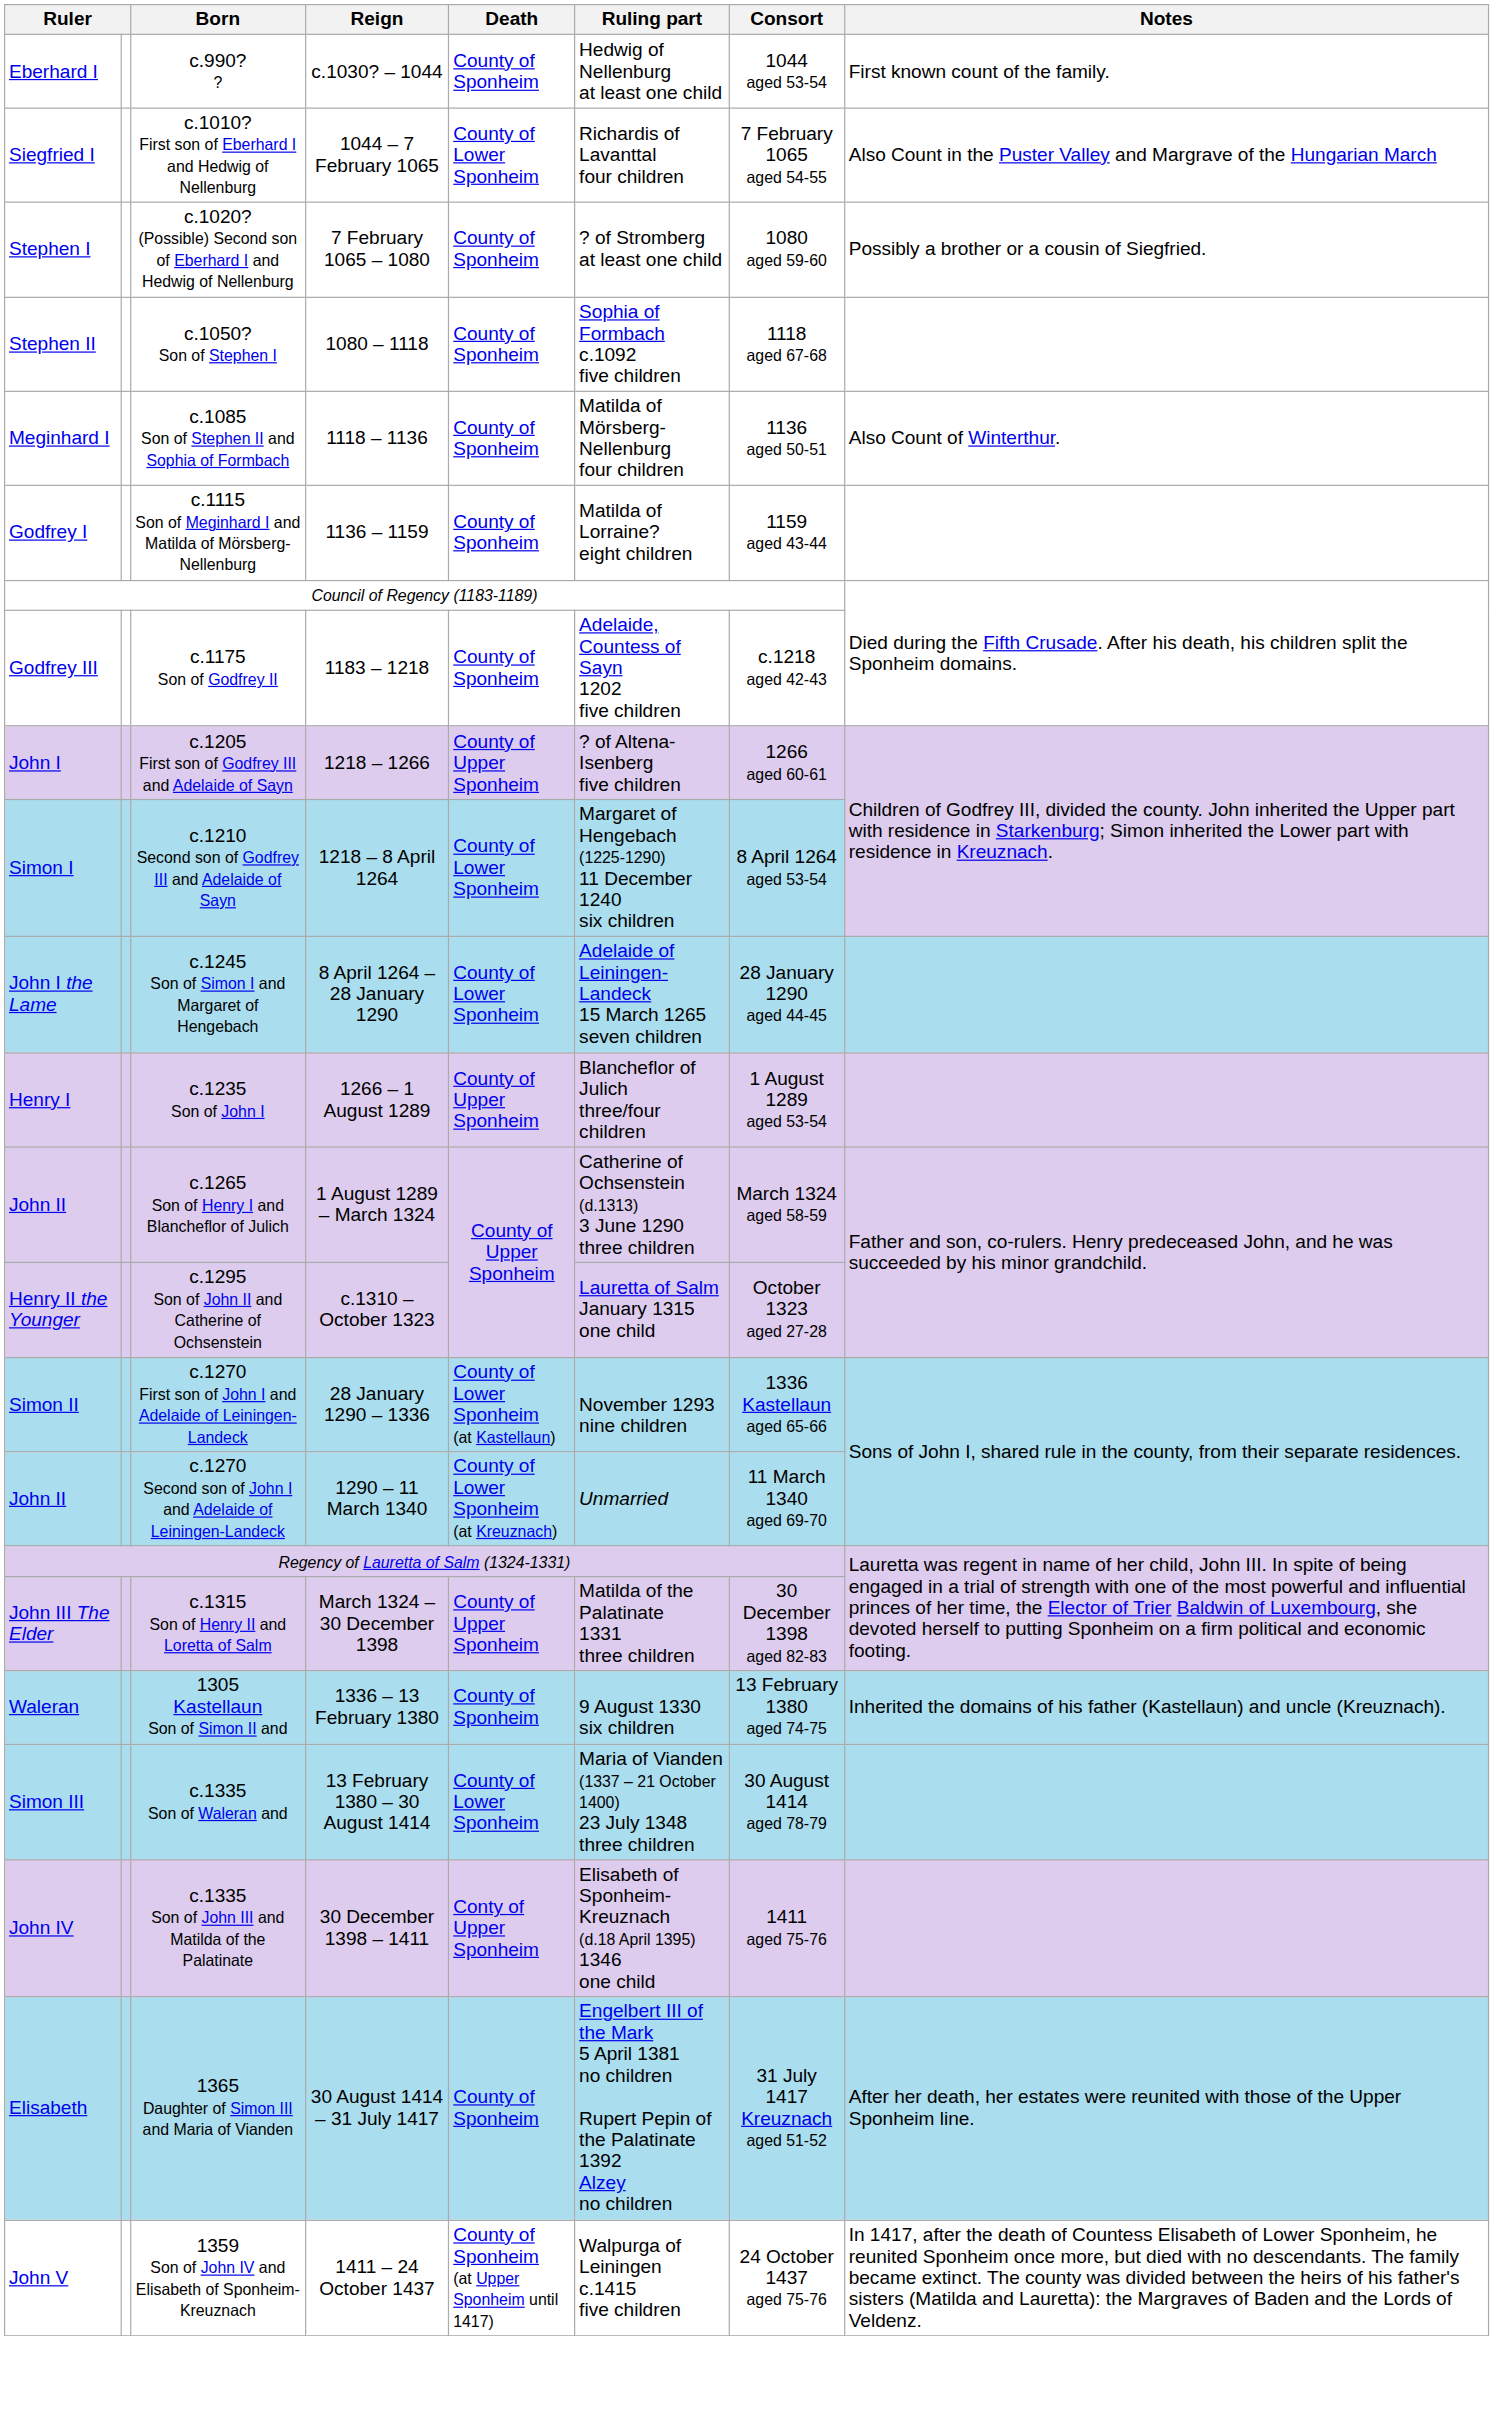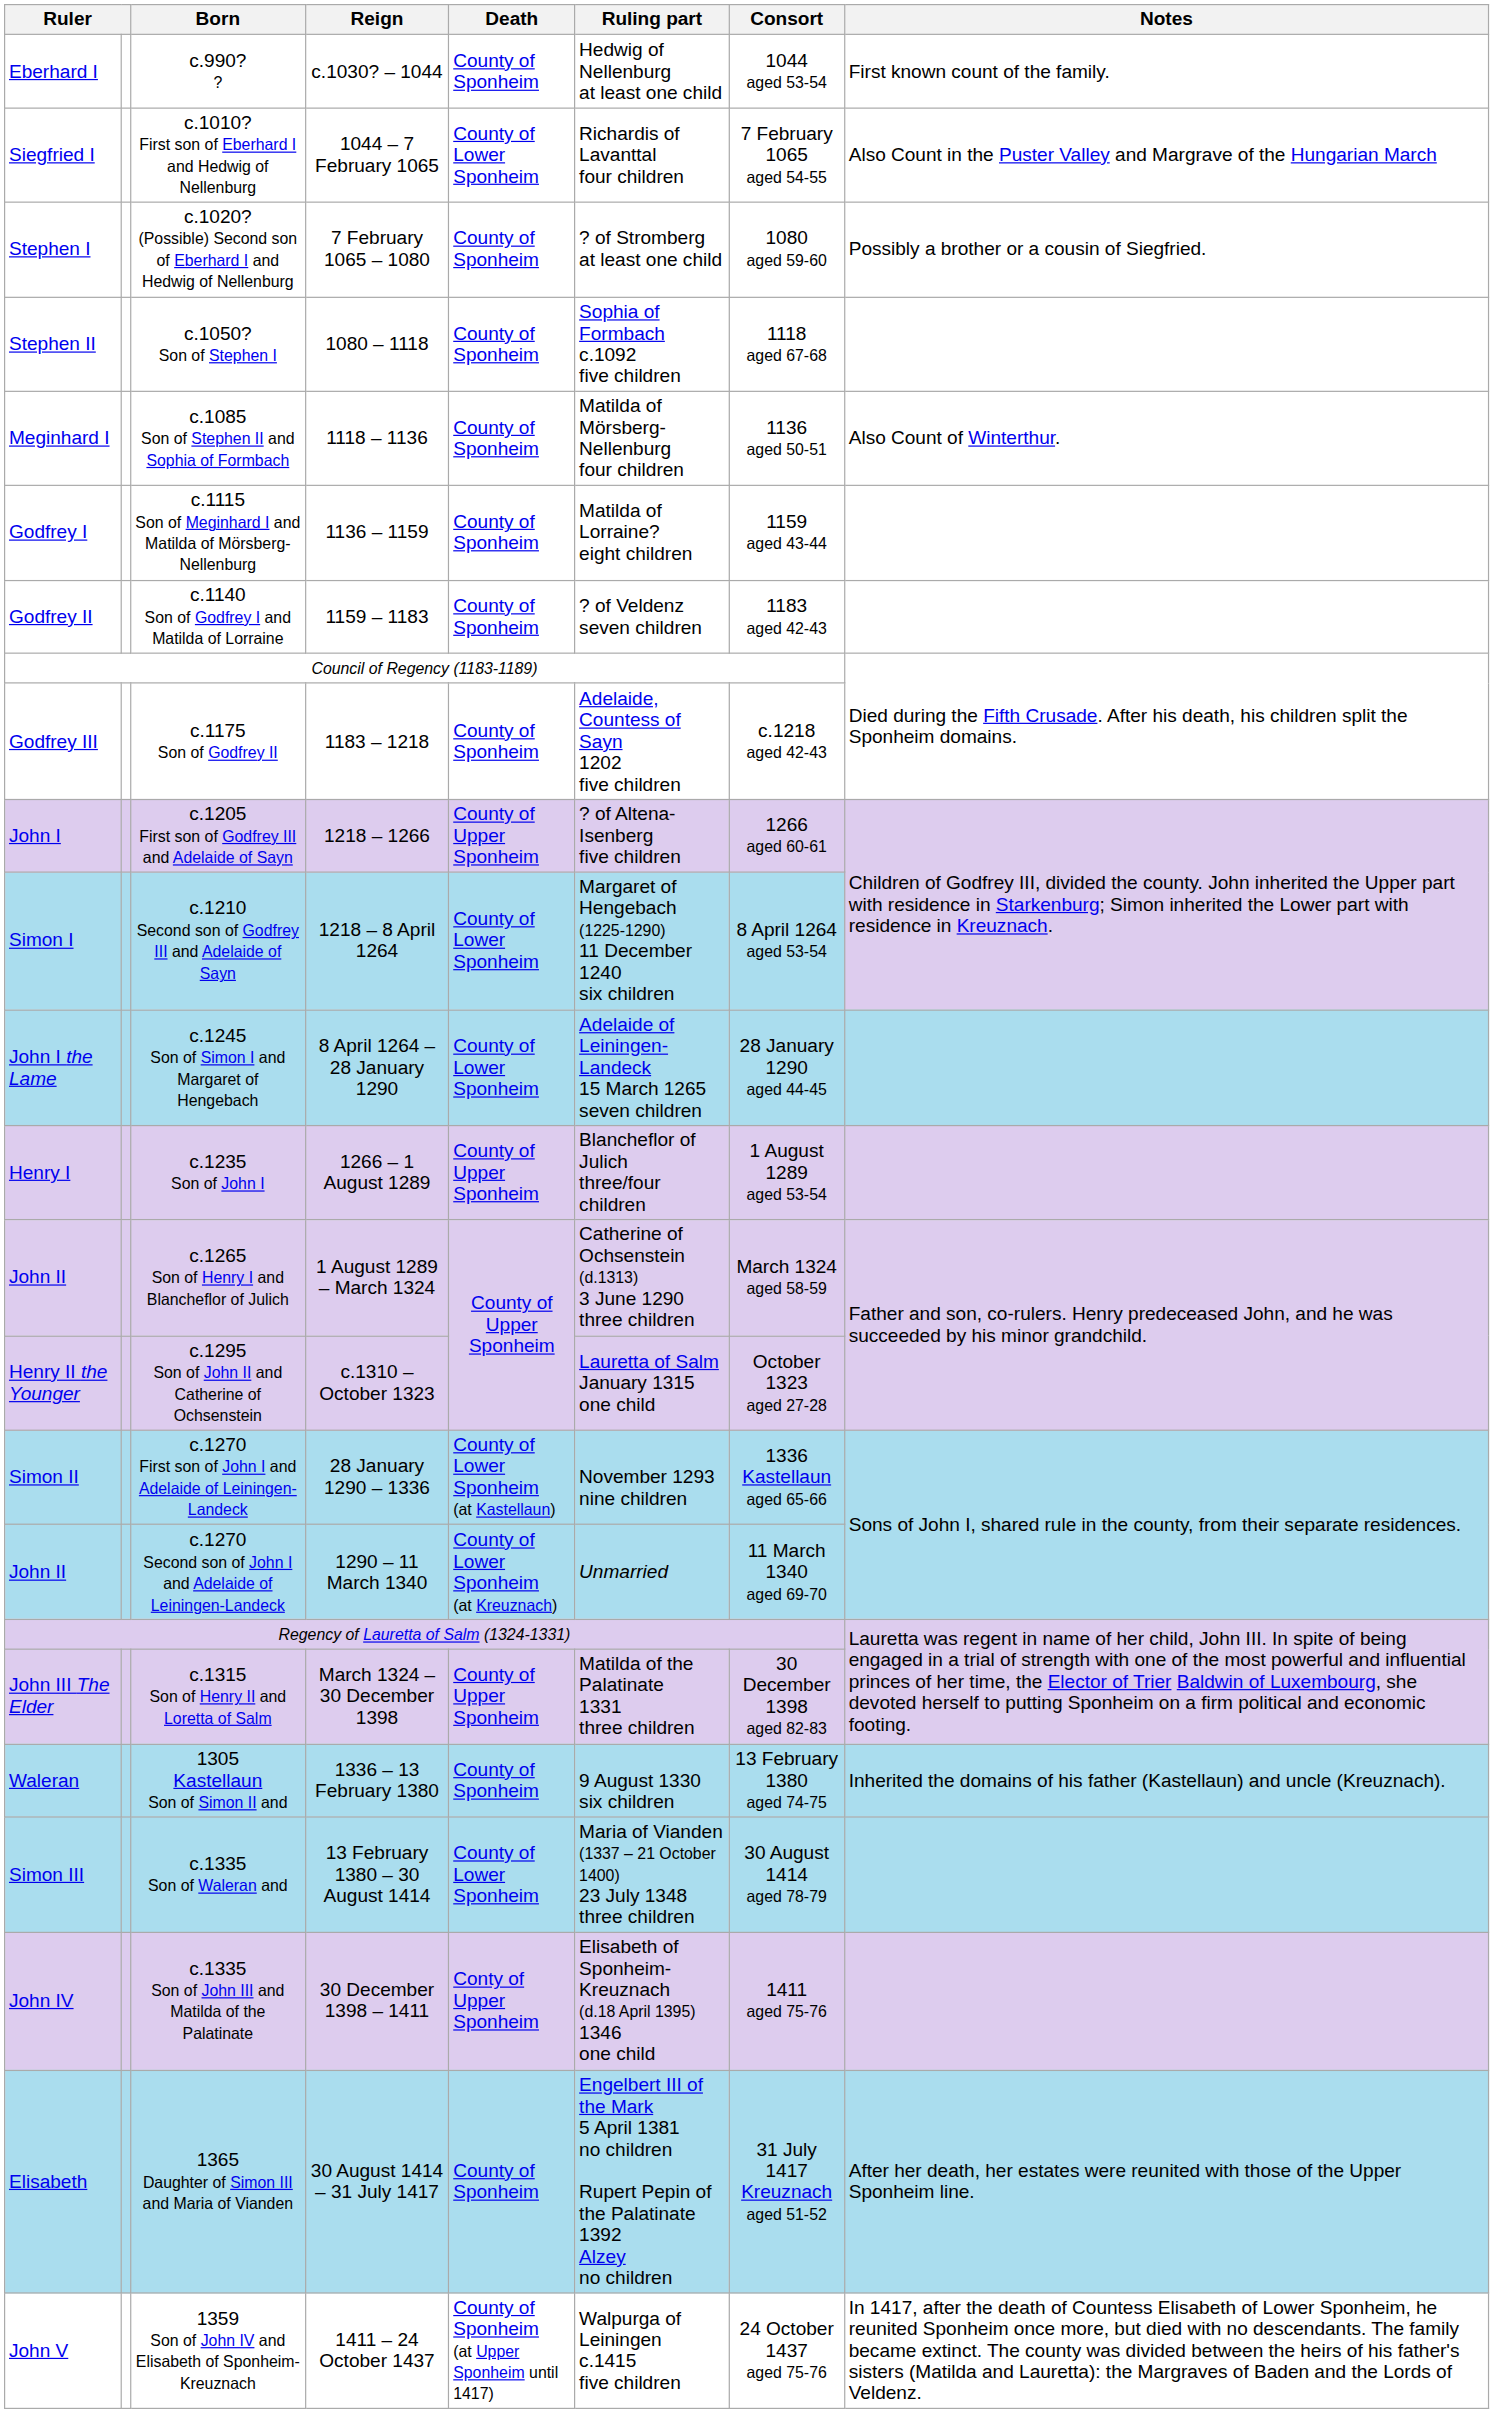+ row: (218, 616)
